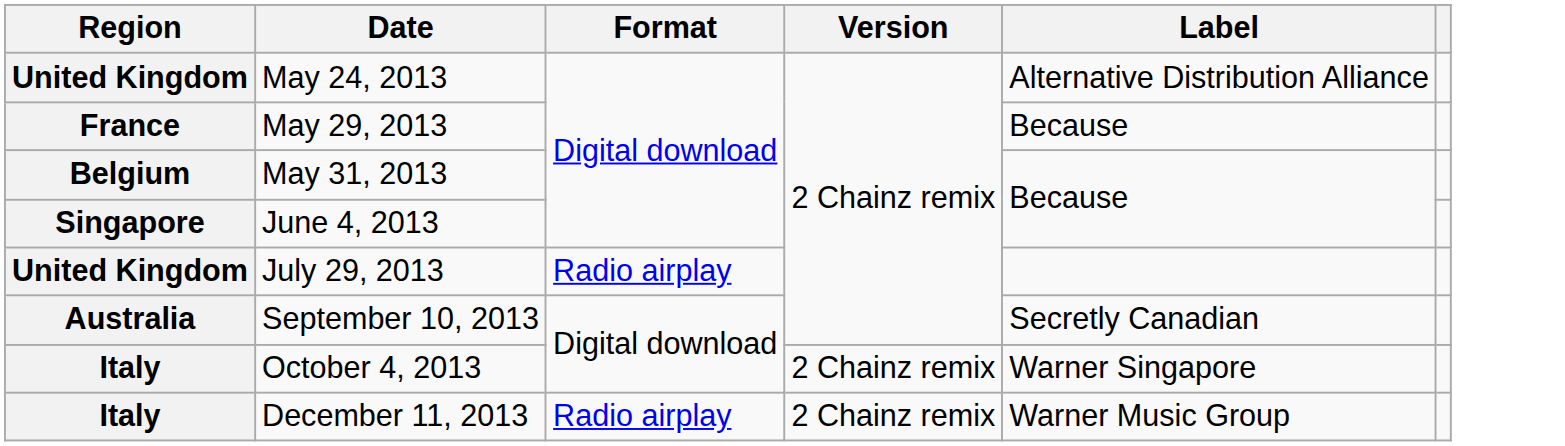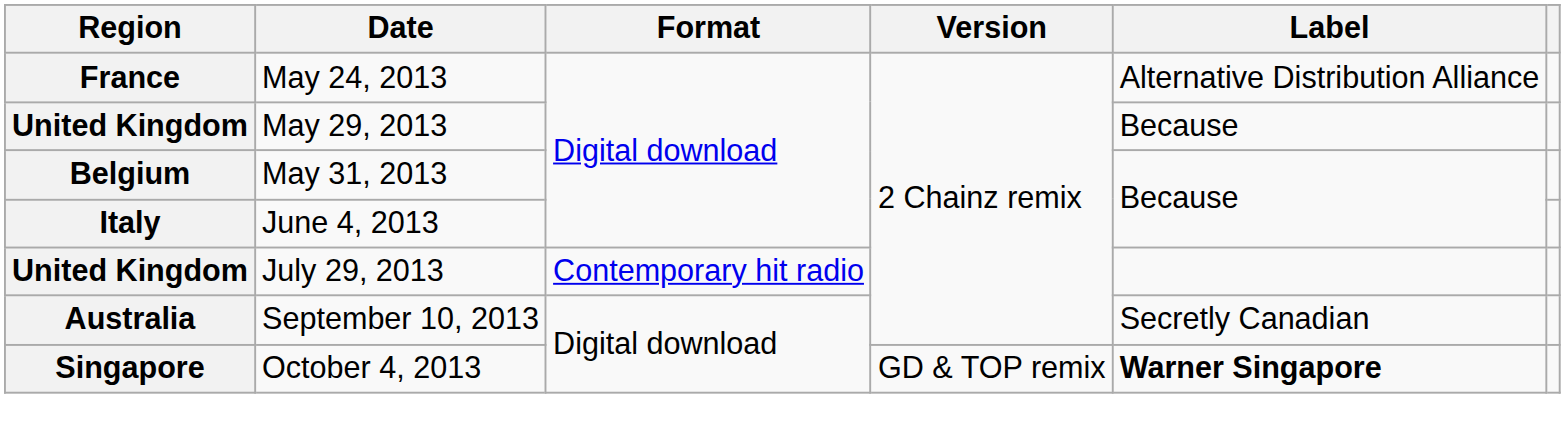(130, 77) United Kingdom -> (130, 77) France
(130, 125) France -> (130, 125) United Kingdom
(130, 222) Singapore -> (130, 222) Italy
(642, 271) Radio airplay -> (709, 271) Contemporary hit radio
(130, 367) Italy -> (130, 367) Singapore
(893, 367) 2 Chainz remix -> (992, 367) GD & TOP remix
(1133, 367) normal -> (1251, 367) bold
- row: (395, 416)
